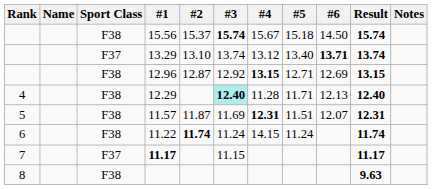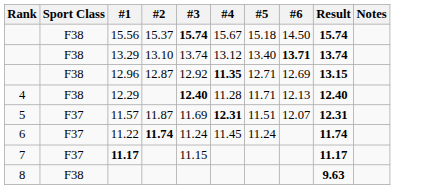- column: (58, 14)
(111, 54) F37 -> (74, 54) F38
(265, 74) 13.15 -> (228, 74) 11.35
(231, 94) paleturquoise background -> (193, 94) no background
(111, 114) F38 -> (74, 114) F37
(111, 134) F38 -> (74, 134) F37
(265, 134) 14.15 -> (228, 134) 11.45
